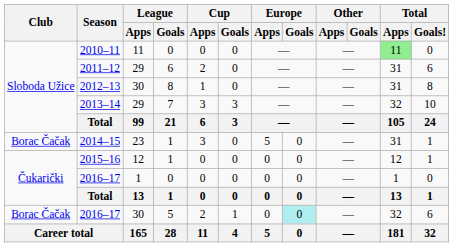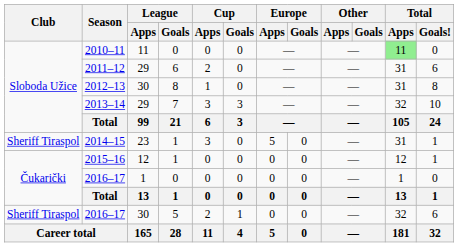(41, 141) Borac Čačak -> (43, 141) Sheriff Tiraspol
(41, 214) Borac Čačak -> (43, 214) Sheriff Tiraspol
(299, 214) paleturquoise background -> (304, 214) no background
